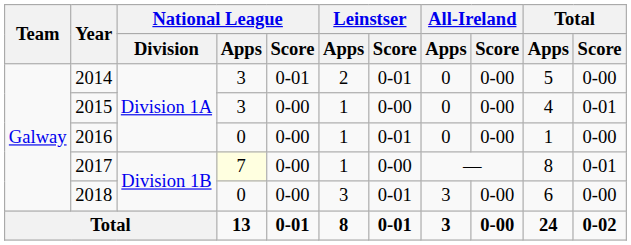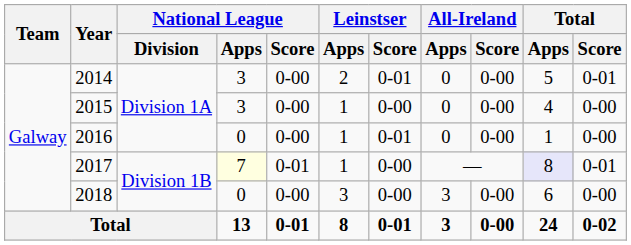(292, 78) 0-01 -> (292, 78) 0-00
(600, 78) 0-00 -> (600, 78) 0-01
(600, 107) 0-01 -> (600, 107) 0-00
(292, 166) 0-00 -> (292, 166) 0-01
(548, 166) no background -> (548, 166) lavender background
(395, 195) 0-01 -> (395, 195) 0-00
